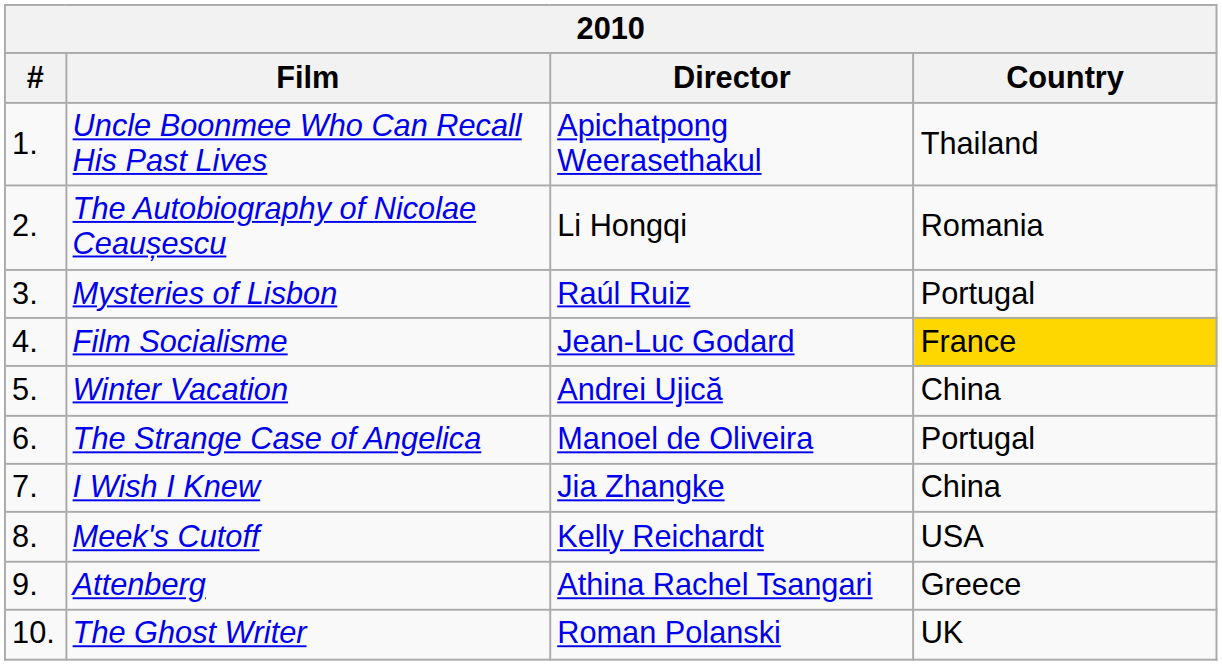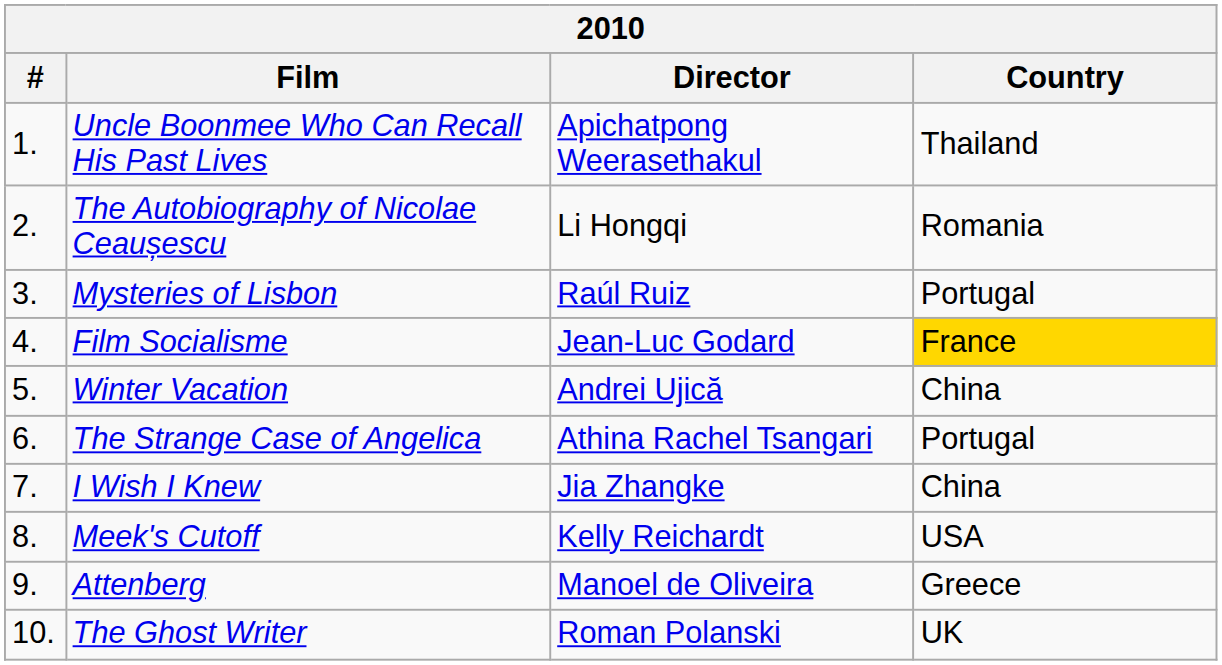(685, 439) Manoel de Oliveira -> (715, 439) Athina Rachel Tsangari
(715, 585) Athina Rachel Tsangari -> (685, 585) Manoel de Oliveira
